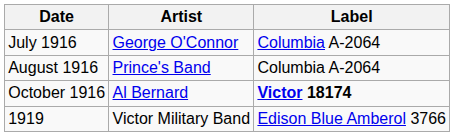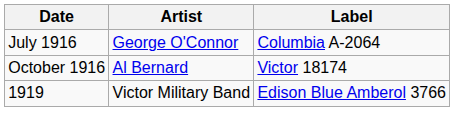- row: (53, 67)
(304, 93) bold -> (302, 67) normal
